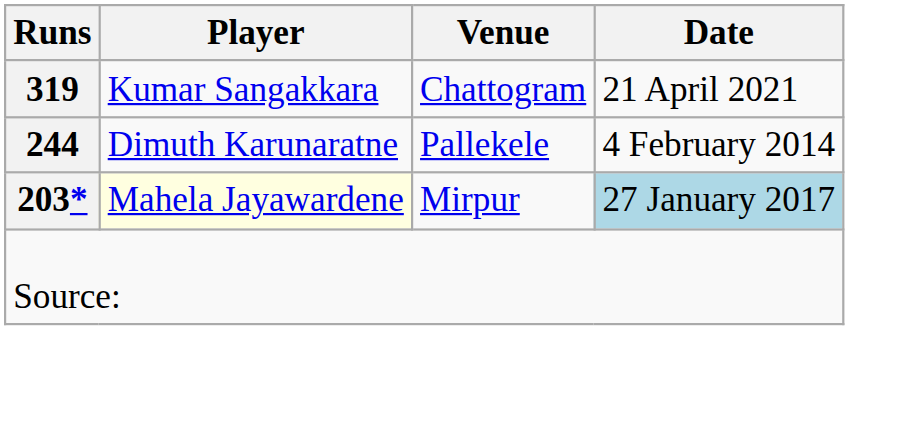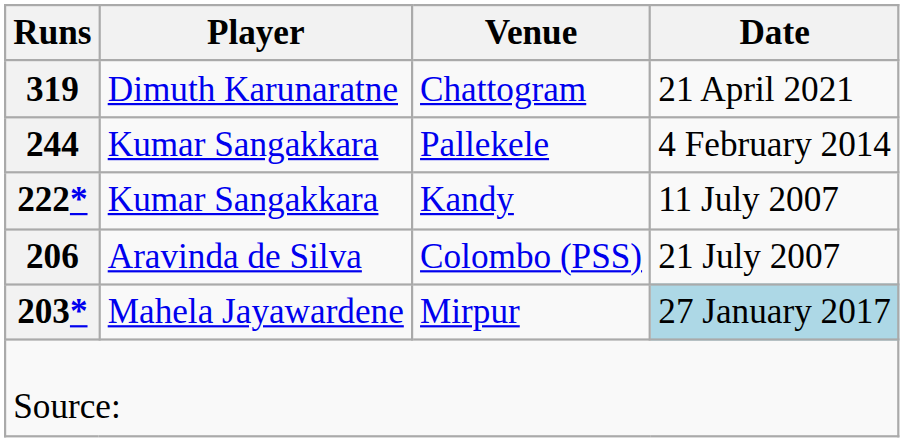(243, 88) Kumar Sangakkara -> (253, 88) Dimuth Karunaratne
(253, 144) Dimuth Karunaratne -> (243, 144) Kumar Sangakkara
+ row: (467, 199)
+ row: (531, 255)
(256, 199) lightyellow background -> (256, 311) no background
